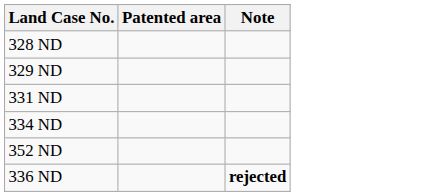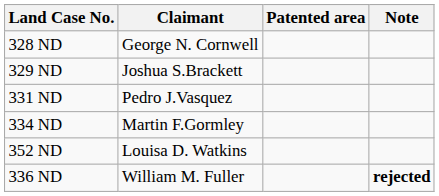+ column: (190, 17)
